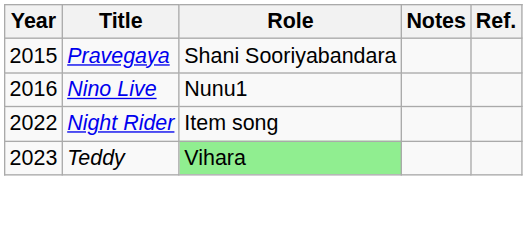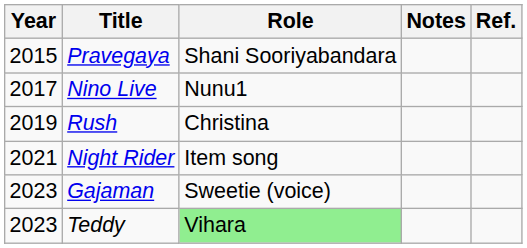(33, 89) 2016 -> (33, 89) 2017
+ row: (92, 123)
(33, 123) 2022 -> (33, 157) 2021
+ row: (111, 191)
